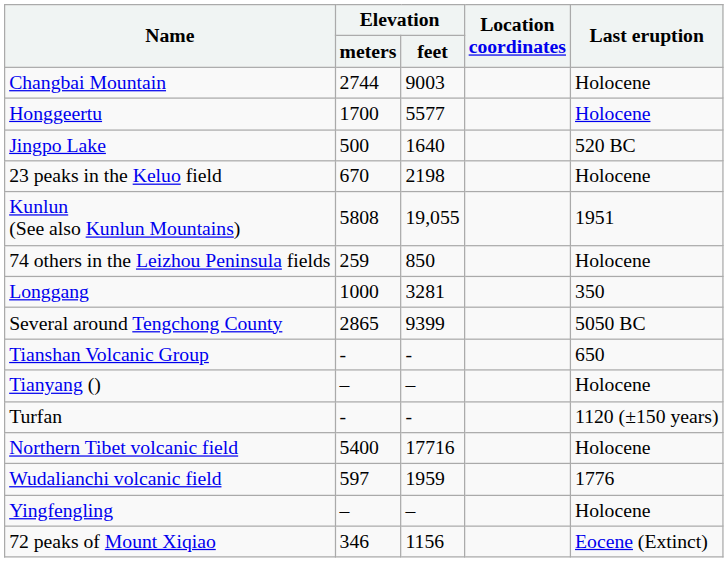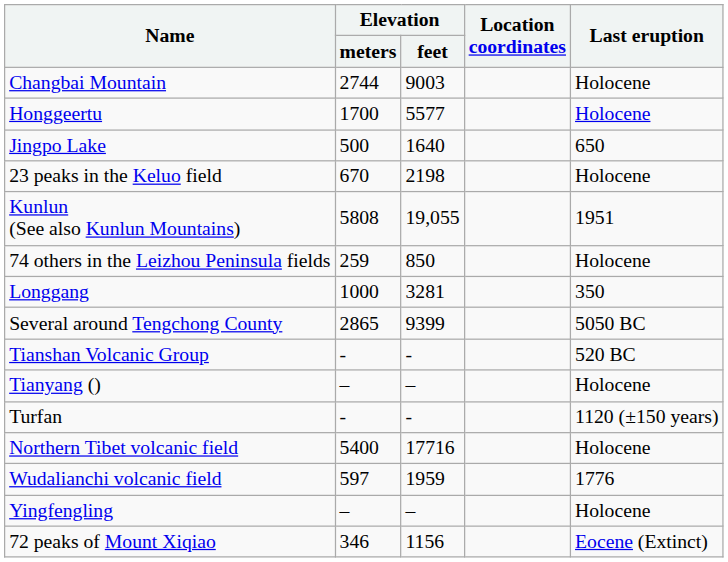(605, 144) 520 BC -> (590, 144) 650
(590, 354) 650 -> (605, 354) 520 BC
